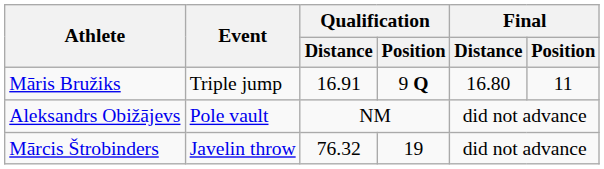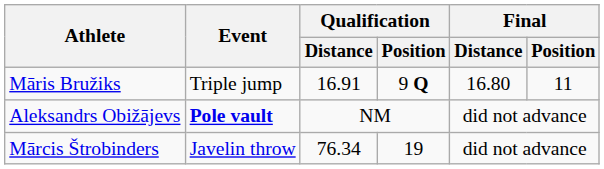(229, 116) normal -> (231, 116) bold
(339, 148) 76.32 -> (339, 148) 76.34
